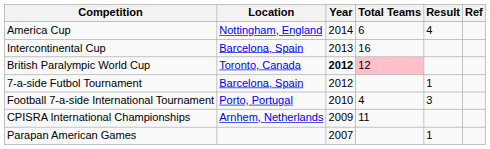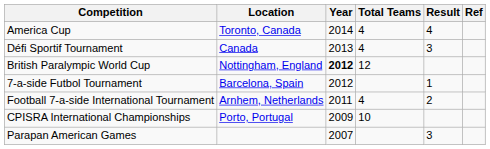(271, 30) Nottingham, England -> (260, 30) Toronto, Canada
(361, 30) 6 -> (361, 30) 4
- row: (56, 48)
+ row: (65, 48)
(260, 65) Toronto, Canada -> (271, 65) Nottingham, England
(364, 65) pink background -> (364, 65) no background
(256, 100) Porto, Portugal -> (271, 100) Arnhem, Netherlands
(341, 100) 2010 -> (340, 100) 2011
(429, 100) 3 -> (429, 100) 2
(271, 118) Arnhem, Netherlands -> (256, 118) Porto, Portugal
(364, 118) 11 -> (364, 118) 10
(429, 135) 1 -> (429, 135) 3
